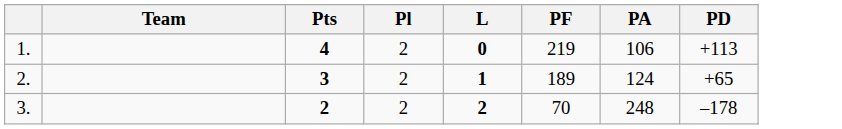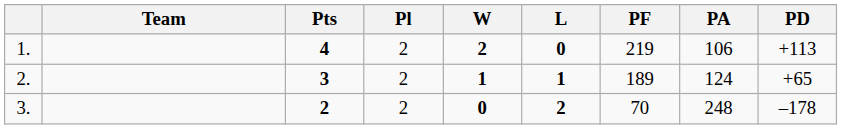+ column: (482, 19)
